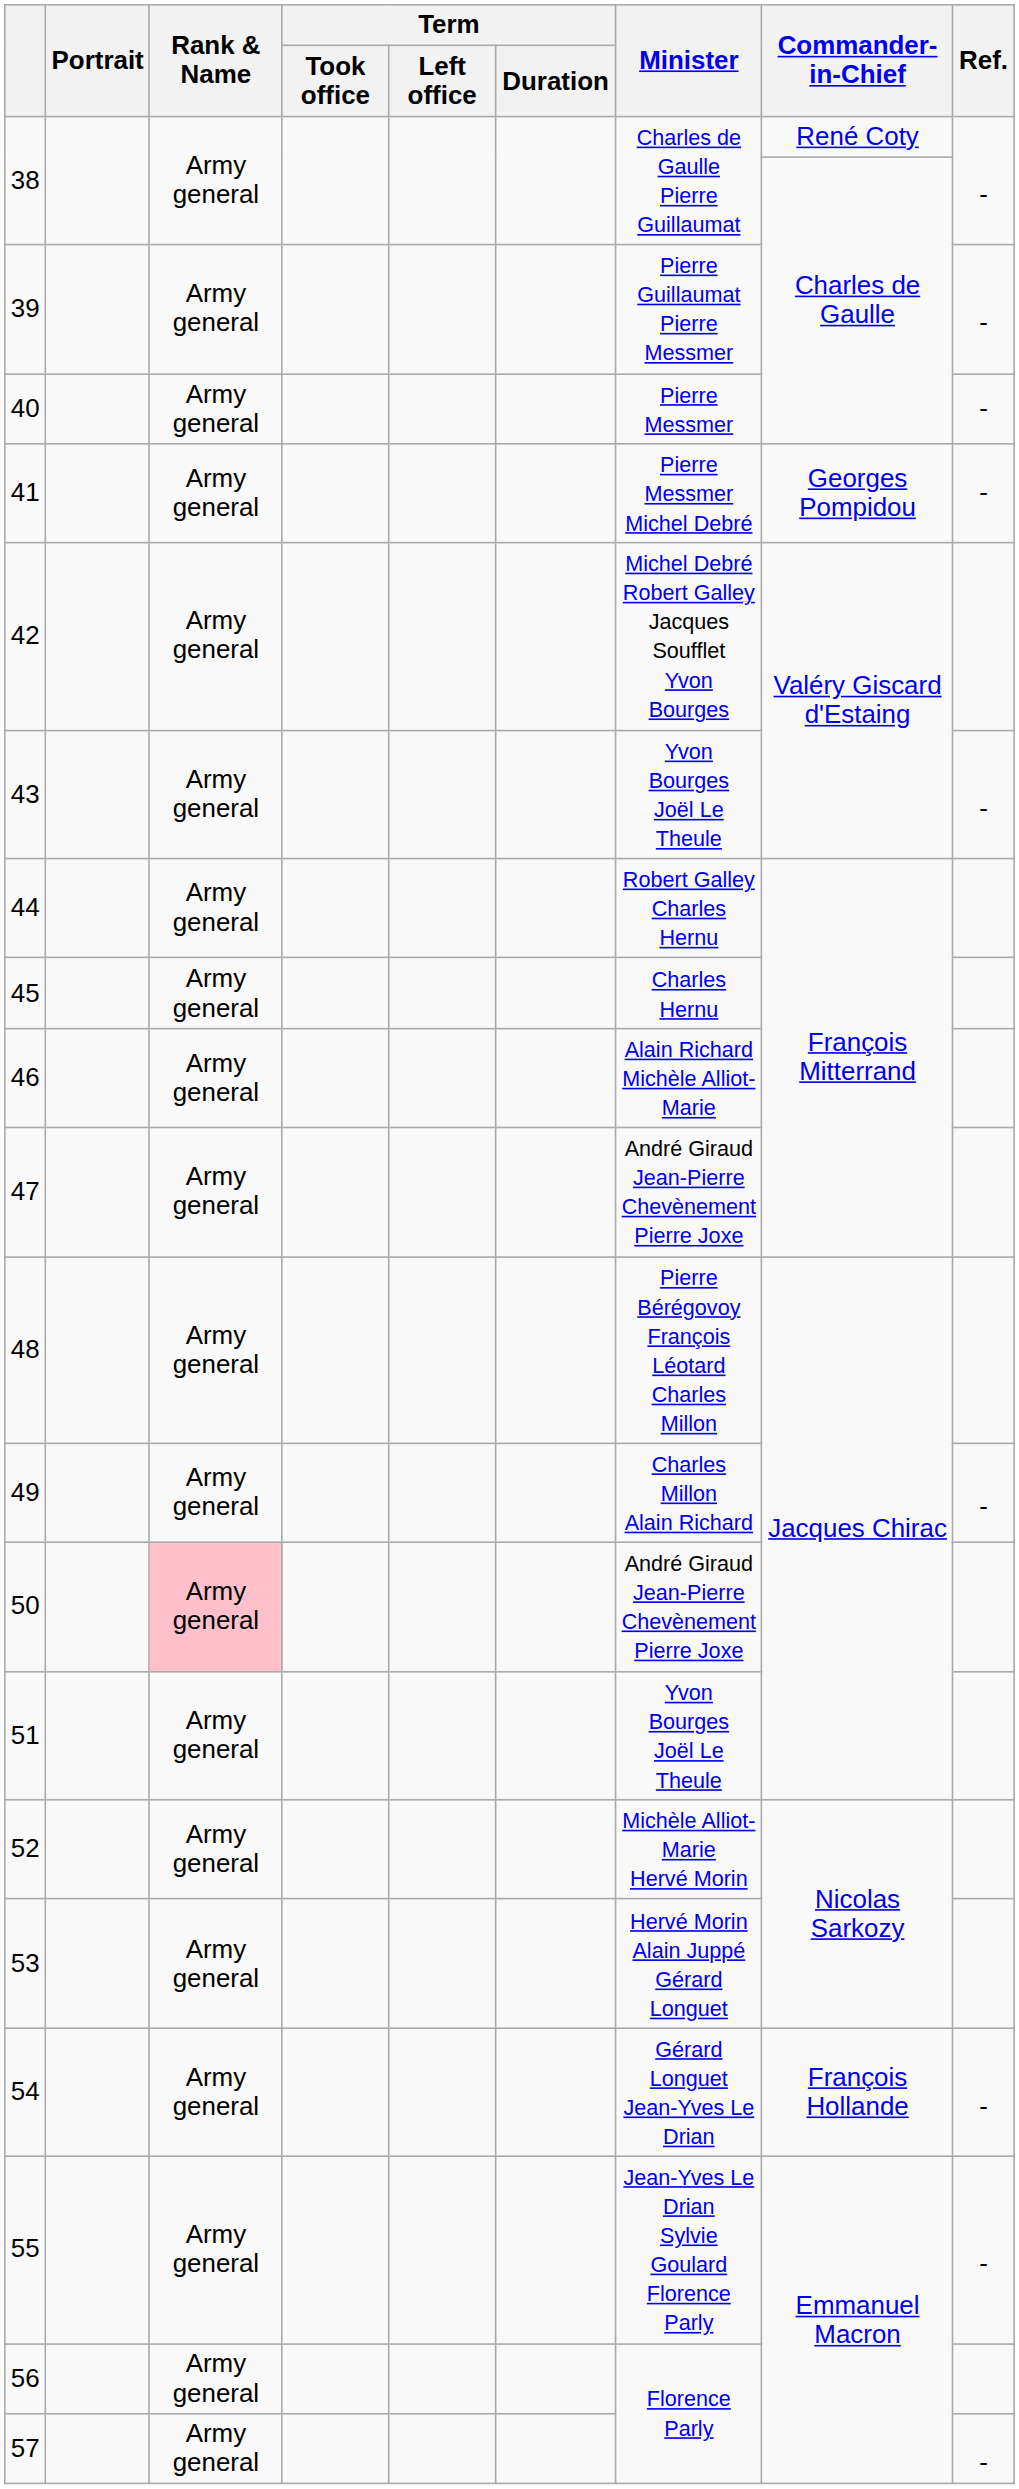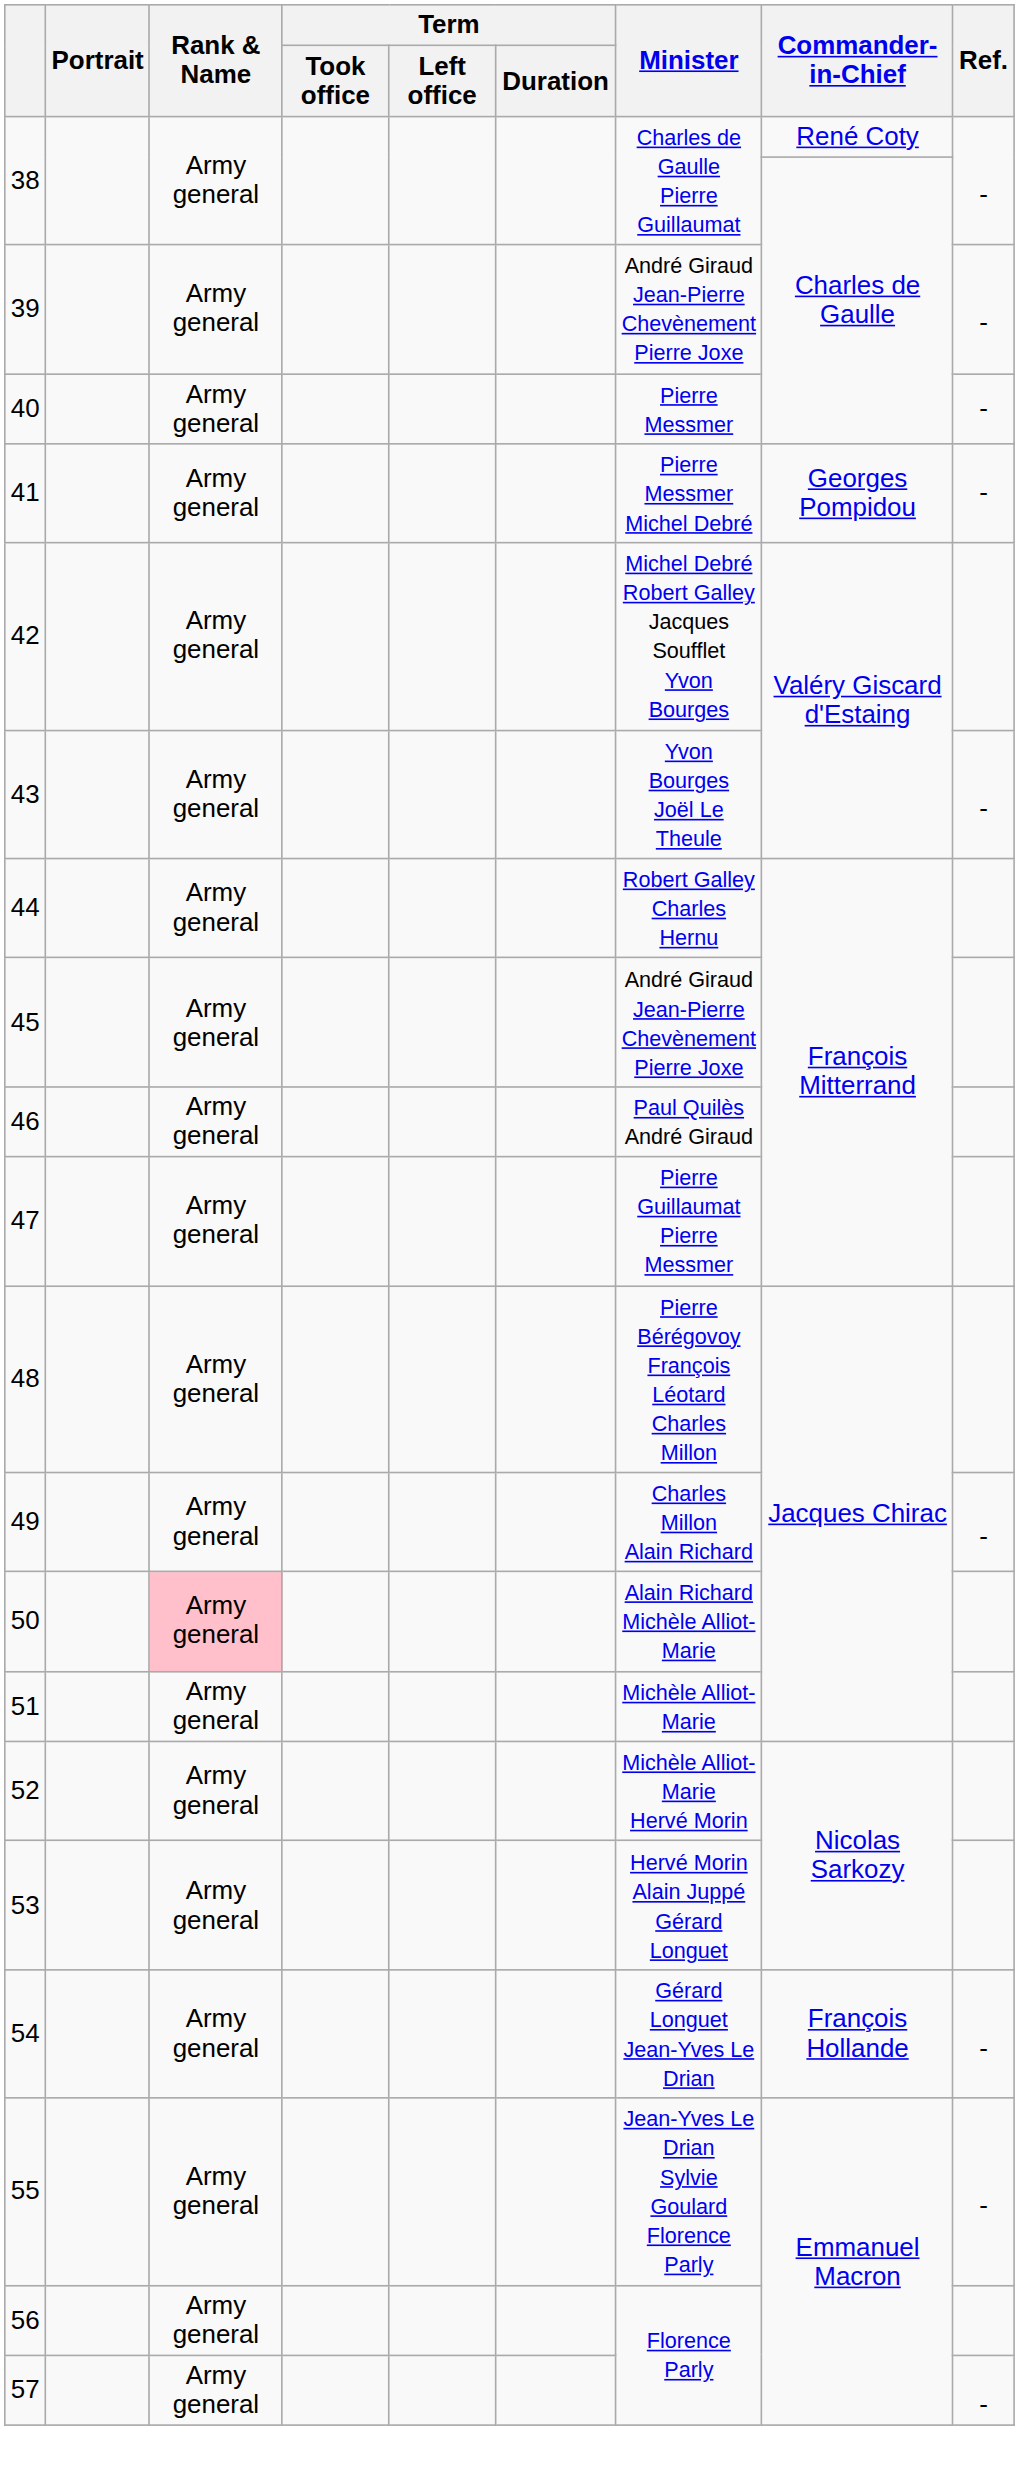(689, 310) Pierre Guillaumat Pierre Messmer -> (689, 310) André Giraud Jean-Pierre Chevènement Pierre Joxe
(689, 994) Charles Hernu -> (689, 1023) André Giraud Jean-Pierre Chevènement Pierre Joxe
(689, 1079) Alain Richard Michèle Alliot-Marie -> (689, 1123) Paul Quilès André Giraud
(689, 1193) André Giraud Jean-Pierre Chevènement Pierre Joxe -> (689, 1222) Pierre Guillaumat Pierre Messmer
(689, 1608) André Giraud Jean-Pierre Chevènement Pierre Joxe -> (689, 1622) Alain Richard Michèle Alliot-Marie
(689, 1736) Yvon Bourges Joël Le Theule -> (689, 1707) Michèle Alliot-Marie
